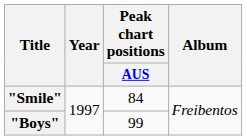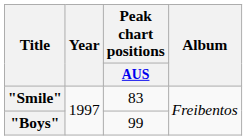(136, 98) 84 -> (136, 98) 83
